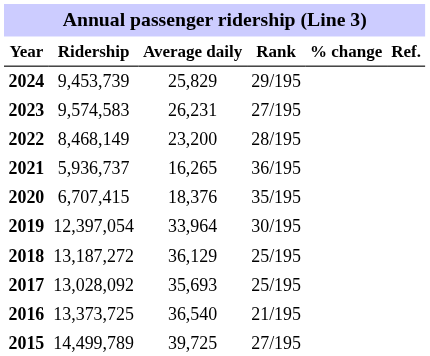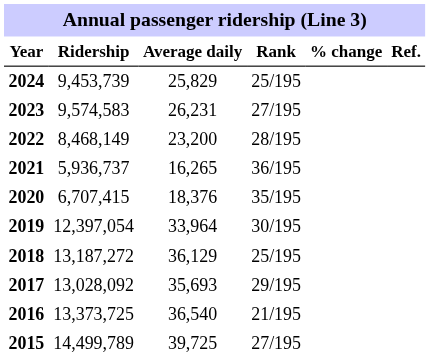(276, 81) 29/195 -> (276, 81) 25/195
(276, 285) 25/195 -> (276, 285) 29/195
